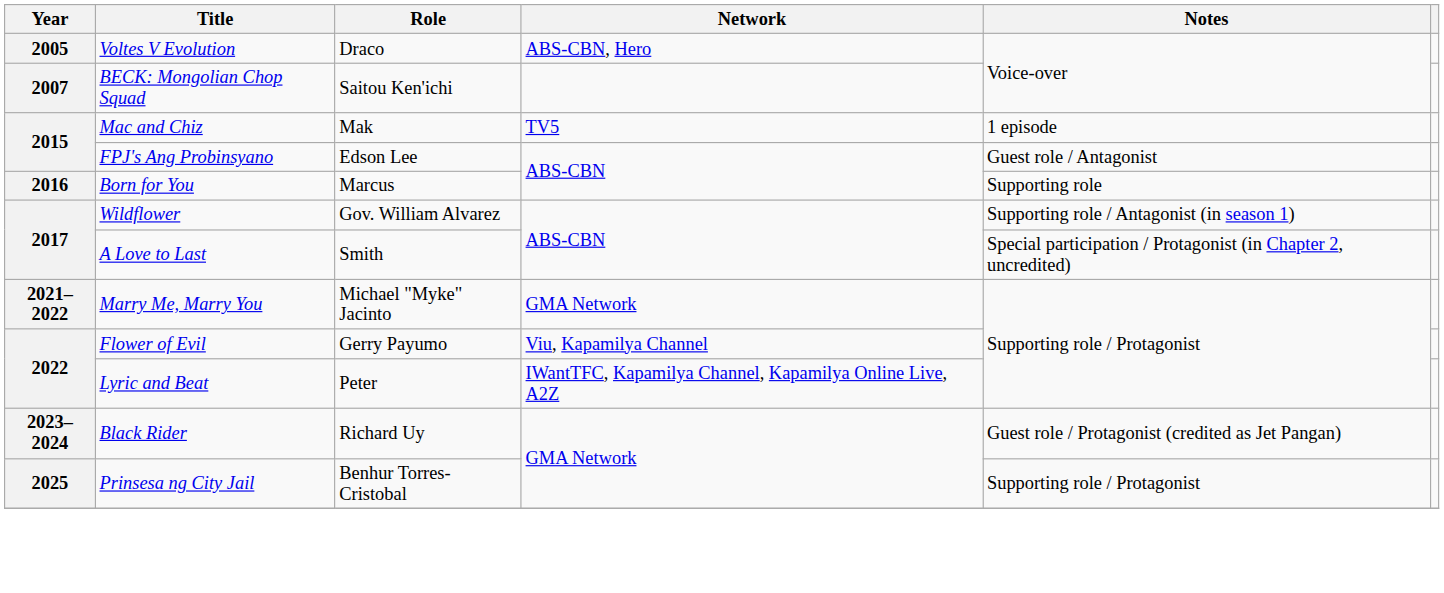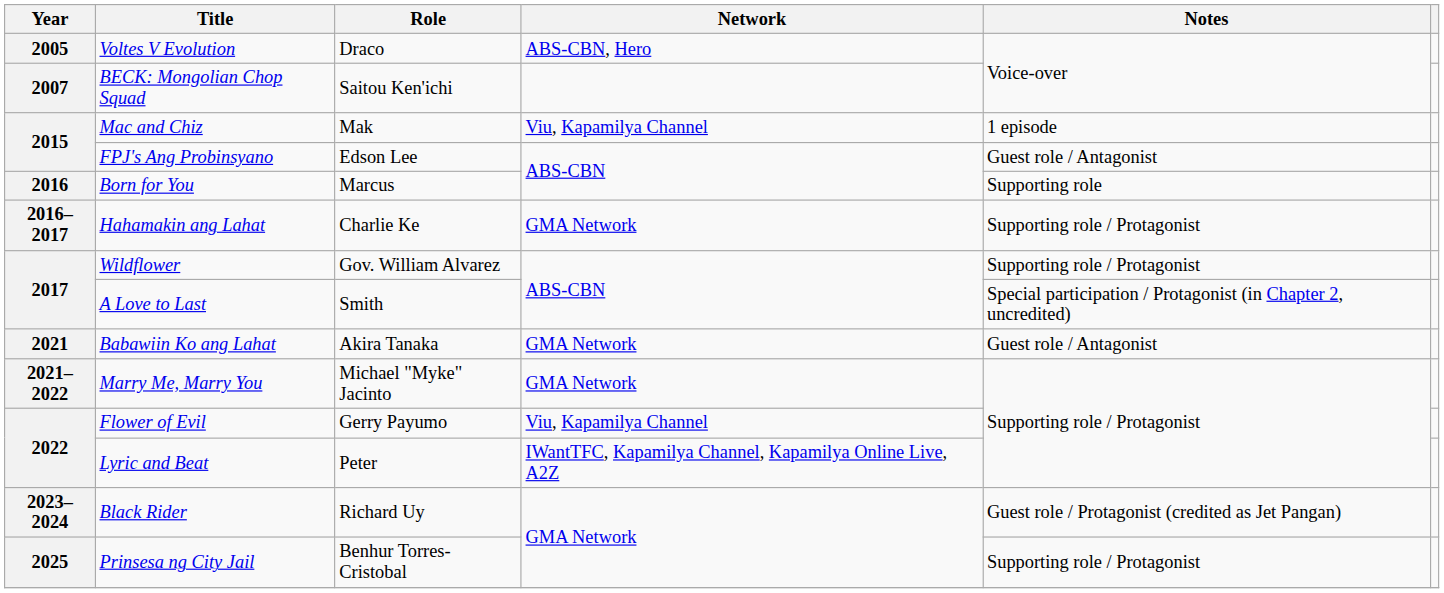(542, 127) TV5 -> (617, 127) Viu, Kapamilya Channel
+ row: (182, 225)
(1141, 214) Supporting role / Antagonist (in season 1) -> (1094, 264) Supporting role / Protagonist
+ row: (188, 343)
